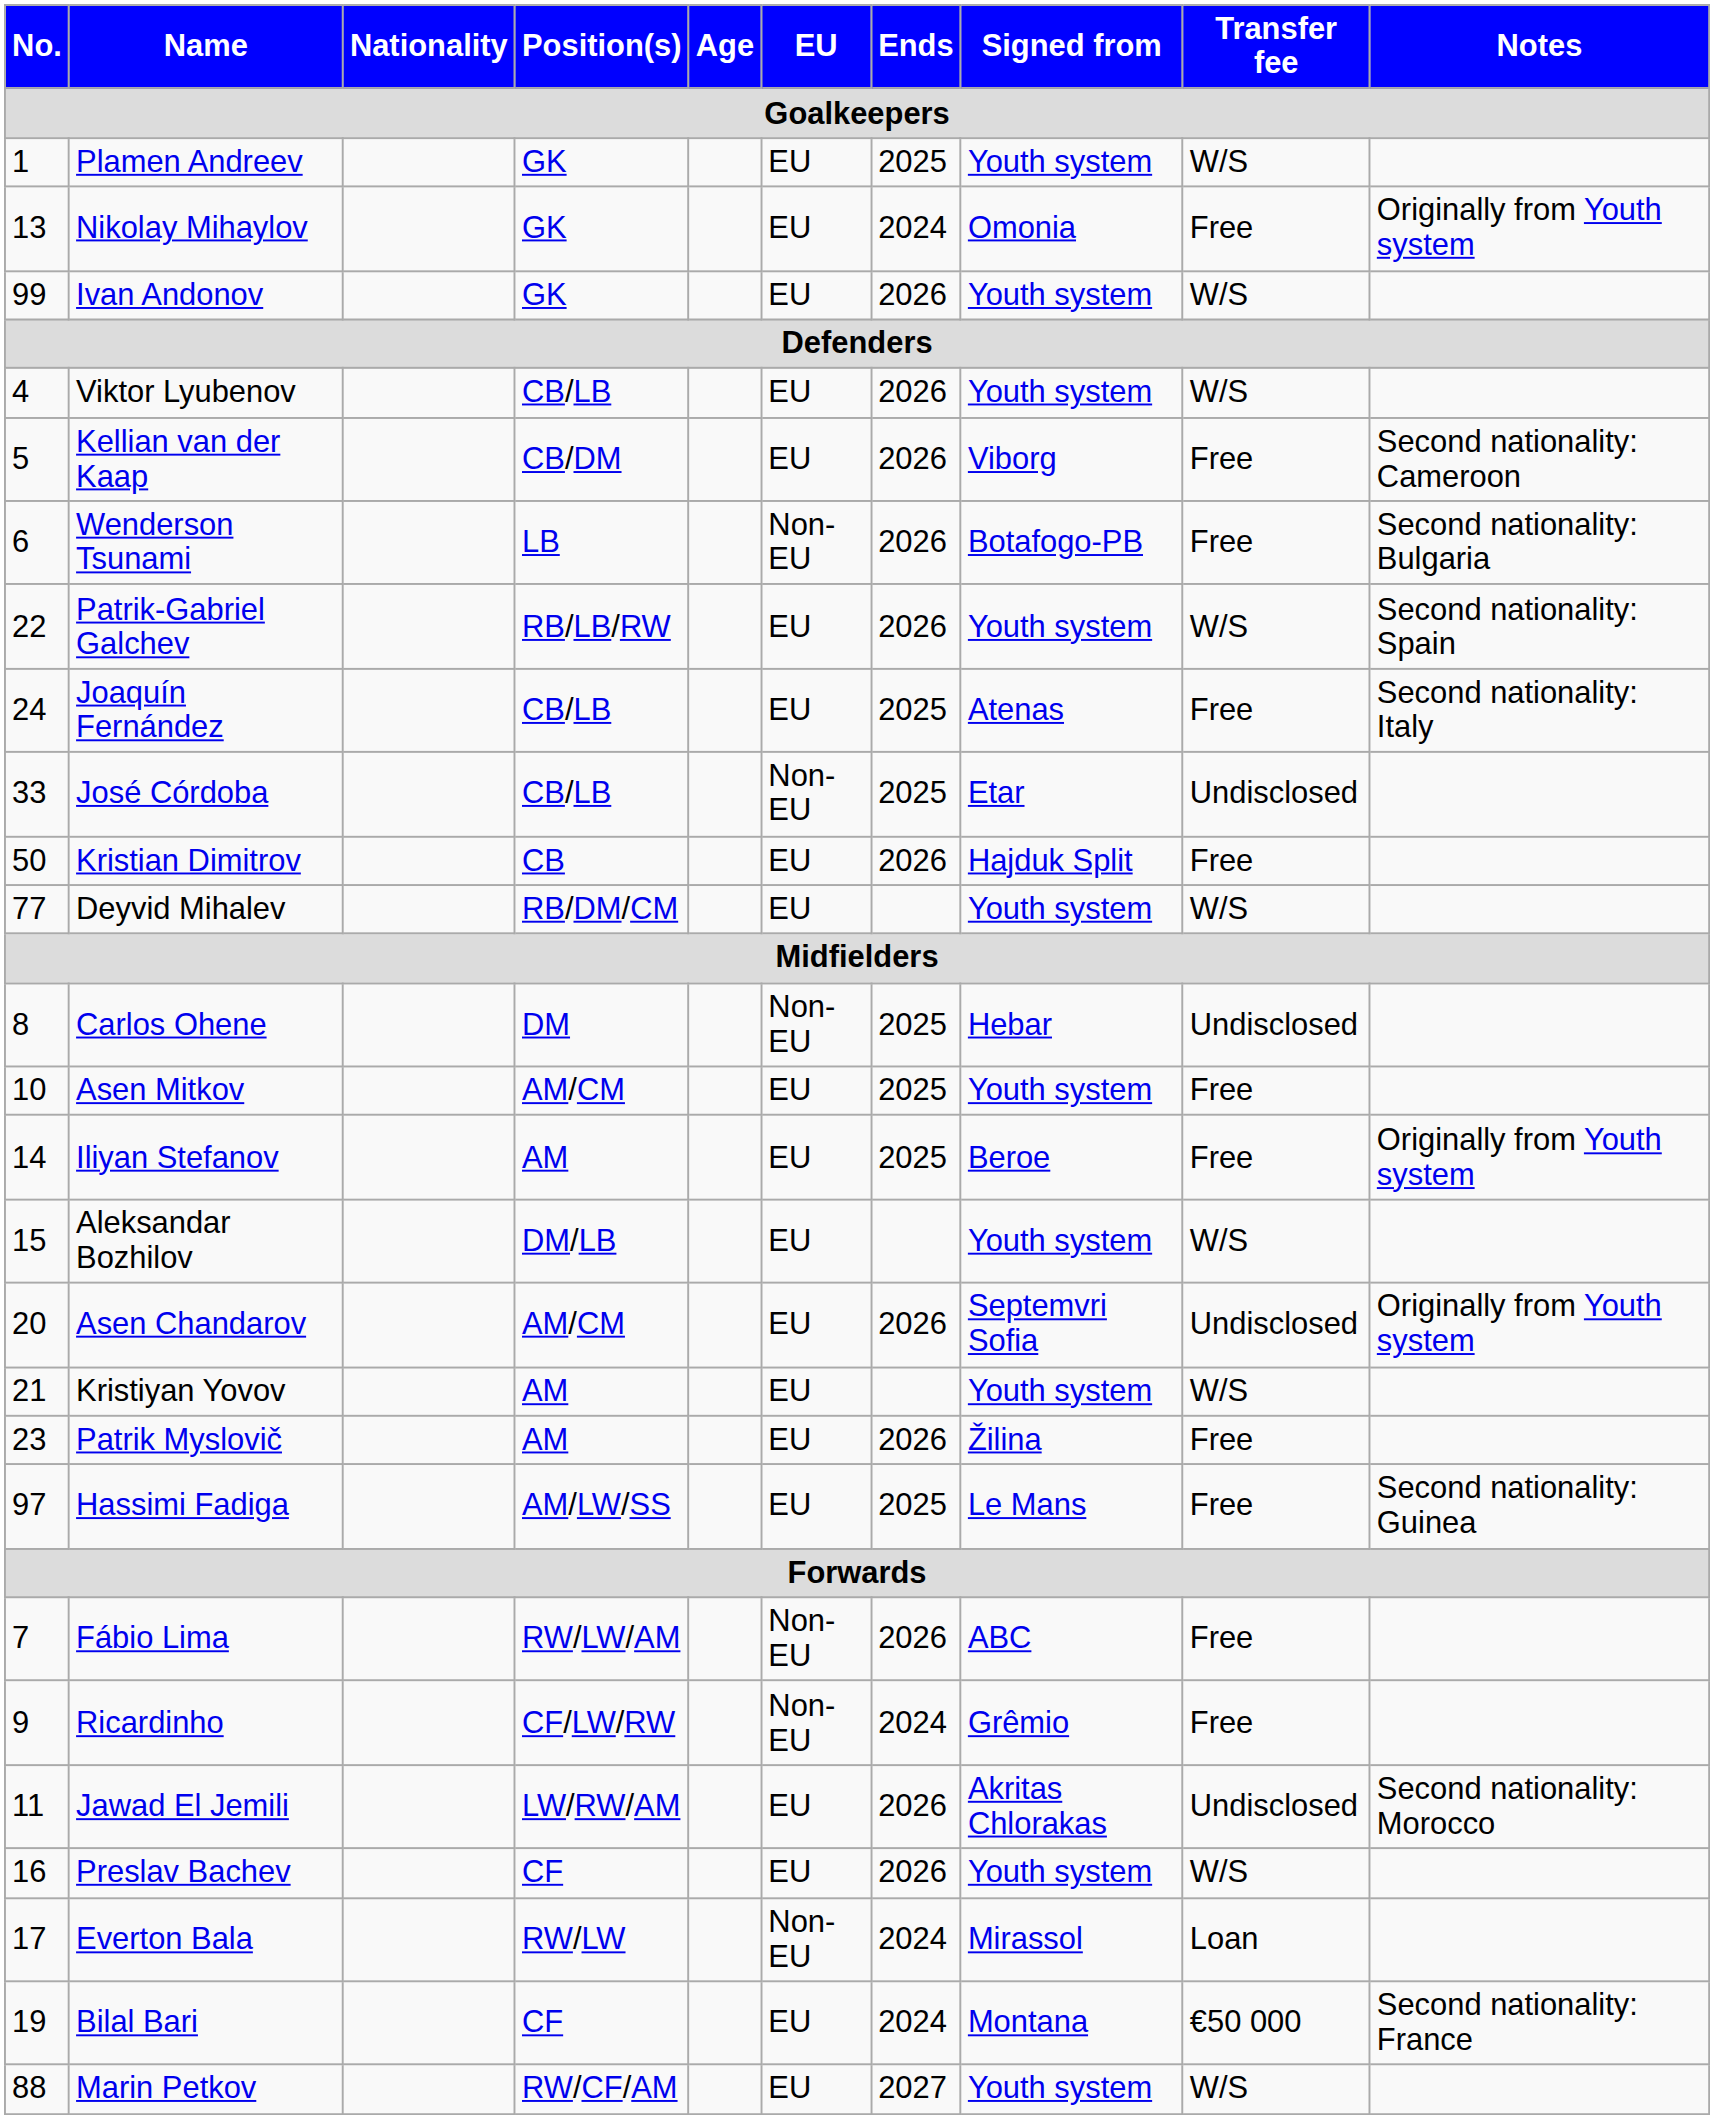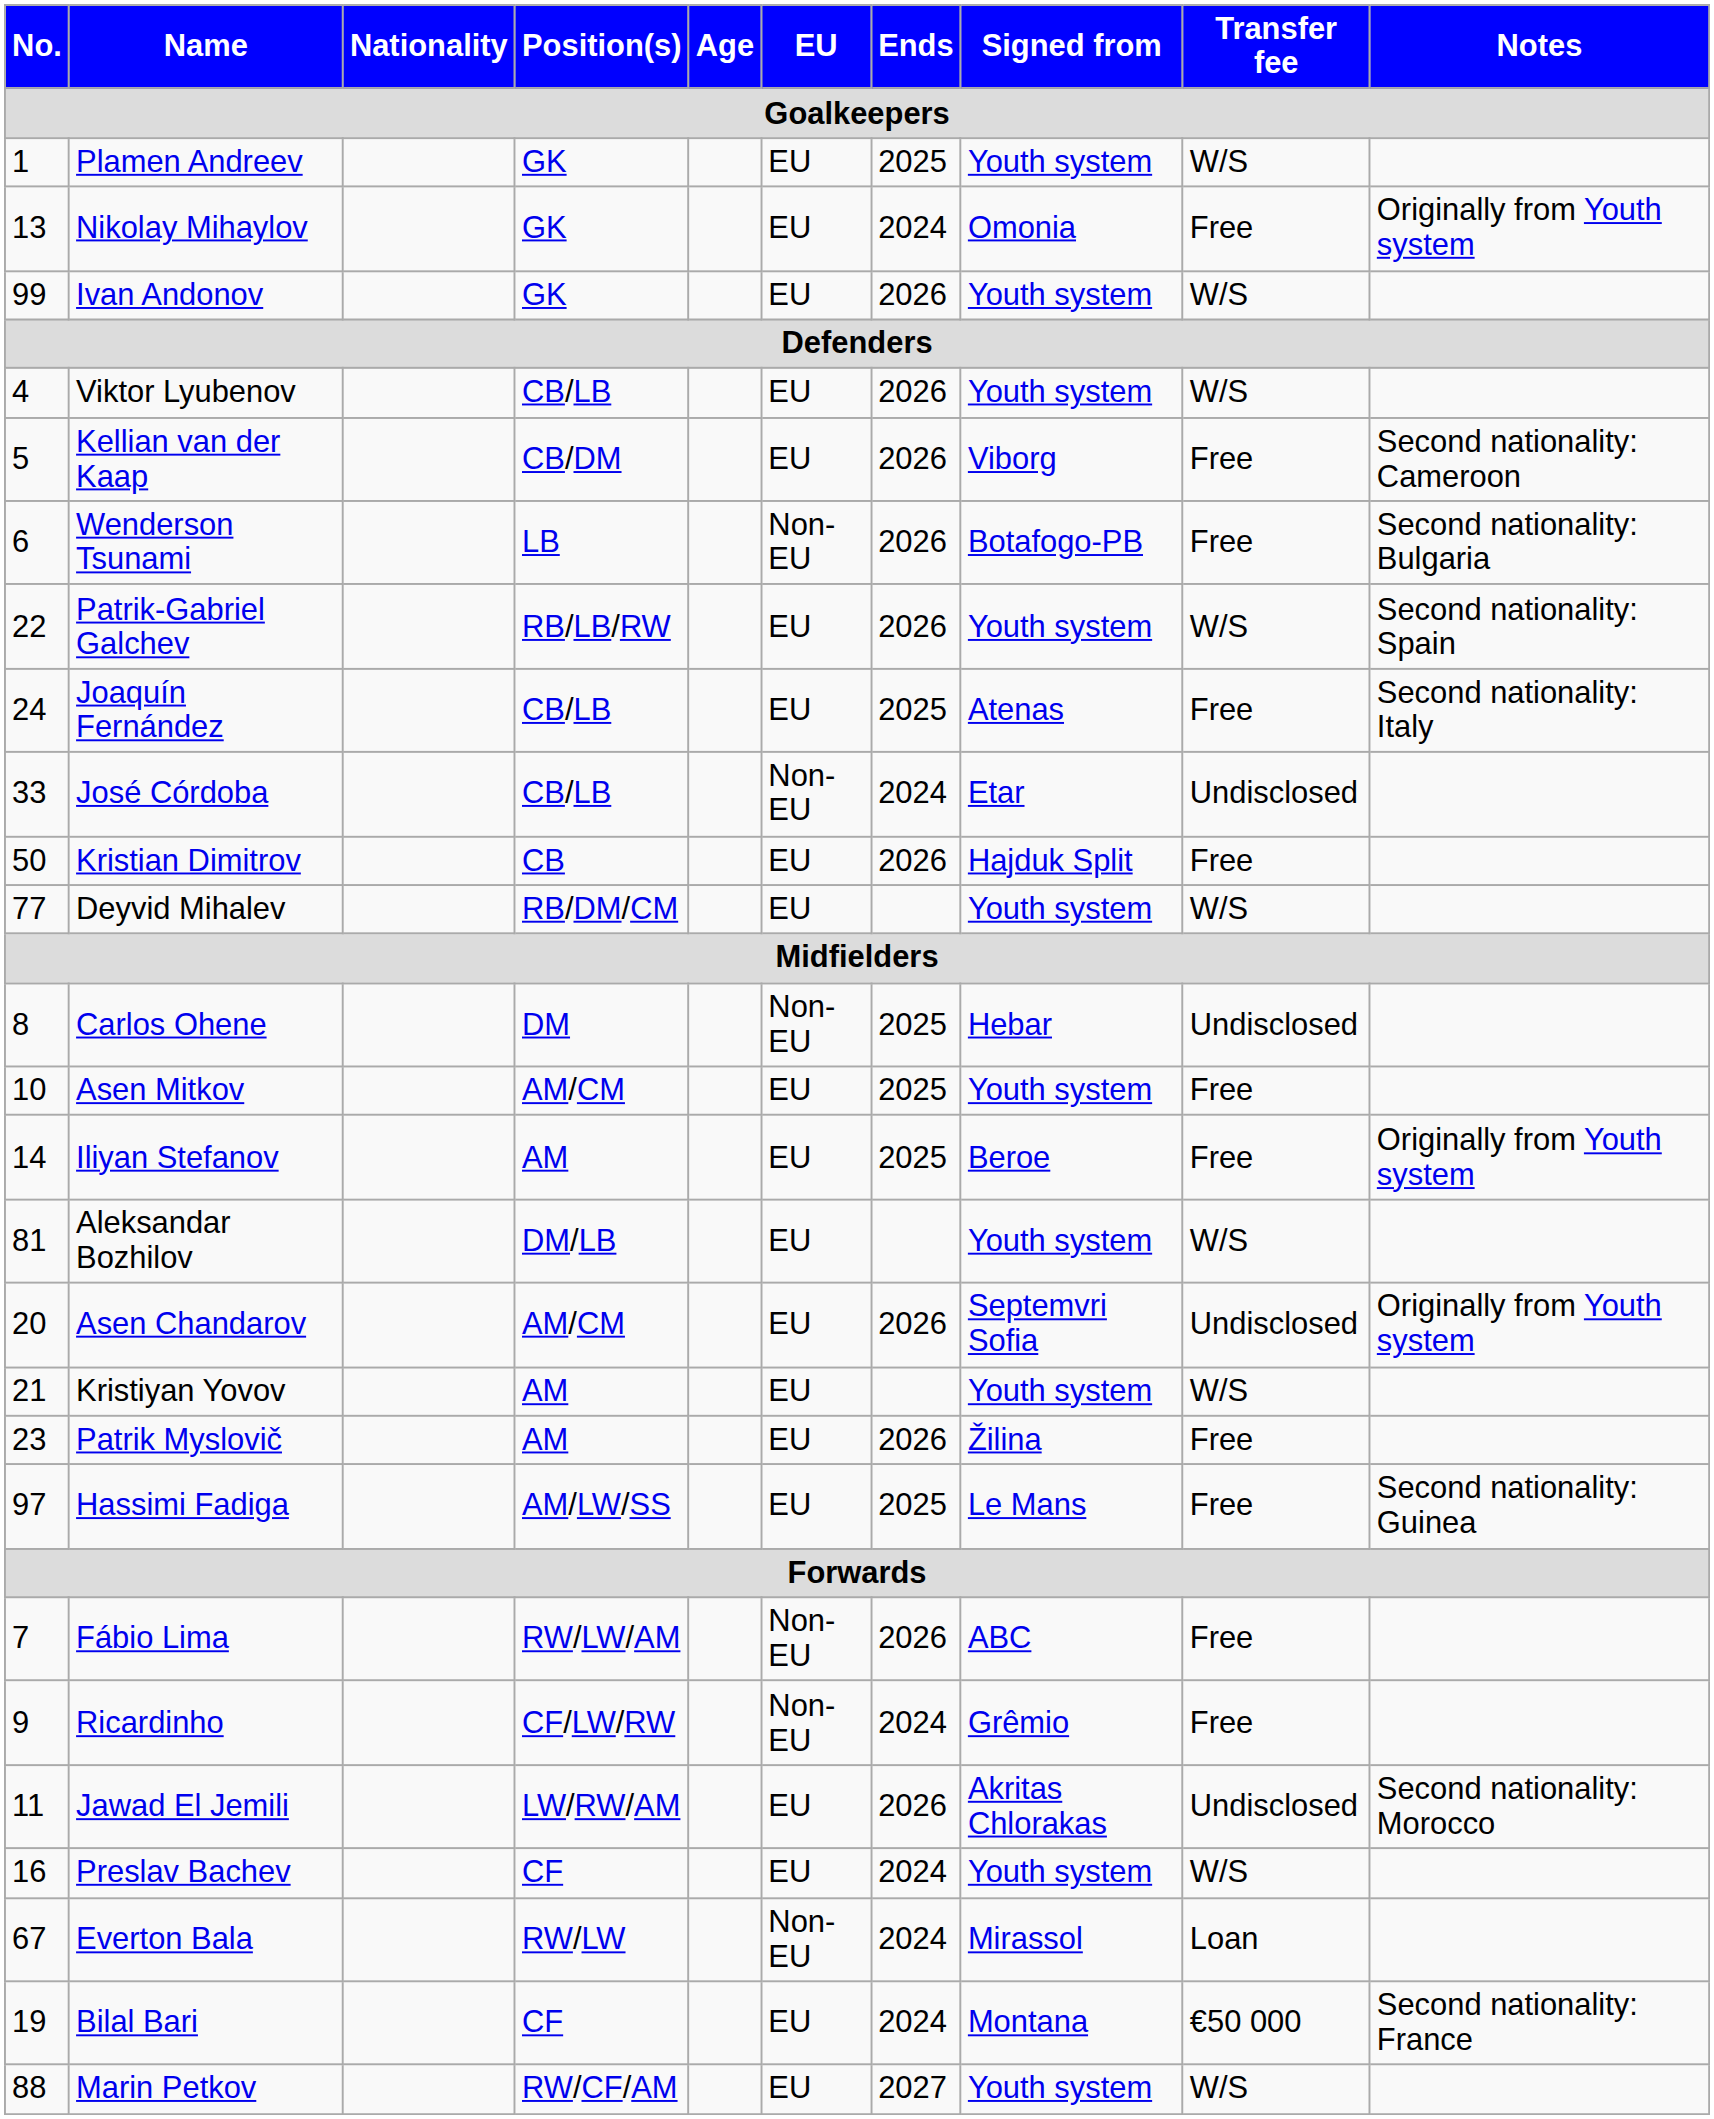(912, 793) 2025 -> (912, 793) 2024
(29, 1240) 15 -> (29, 1240) 81
(912, 1872) 2026 -> (912, 1872) 2024
(29, 1938) 17 -> (29, 1938) 67
